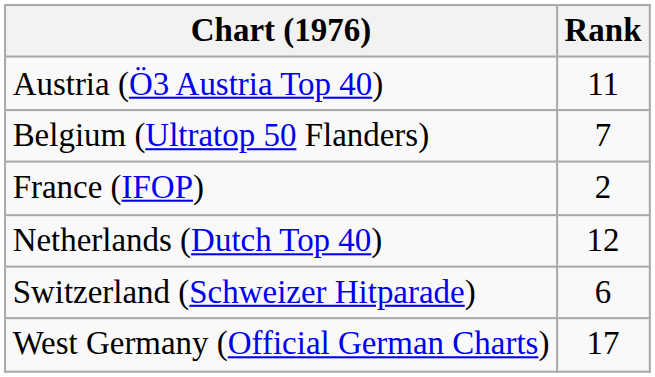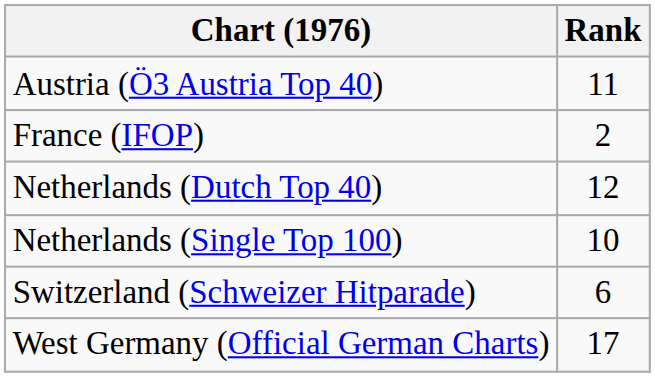- row: (221, 135)
+ row: (208, 239)
